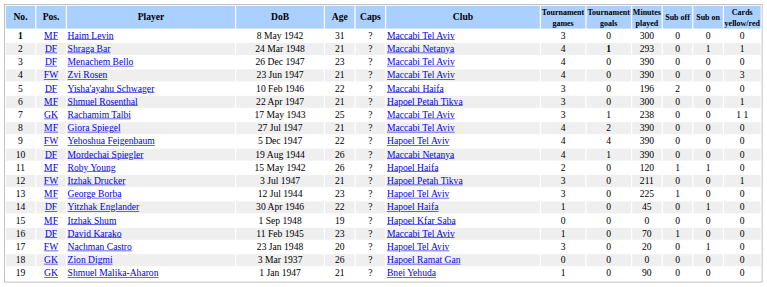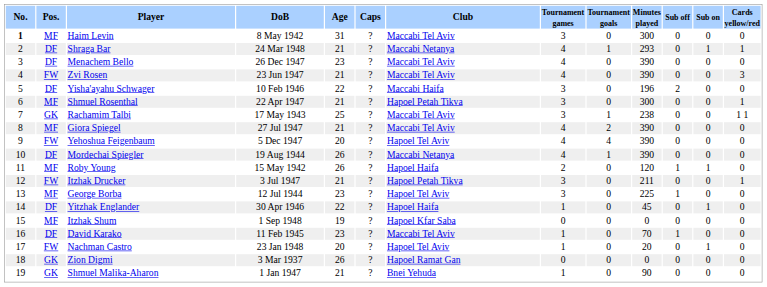(609, 49) bold -> (609, 49) normal
(340, 141) 22 -> (340, 141) 20
(563, 247) 3 -> (563, 247) 1
